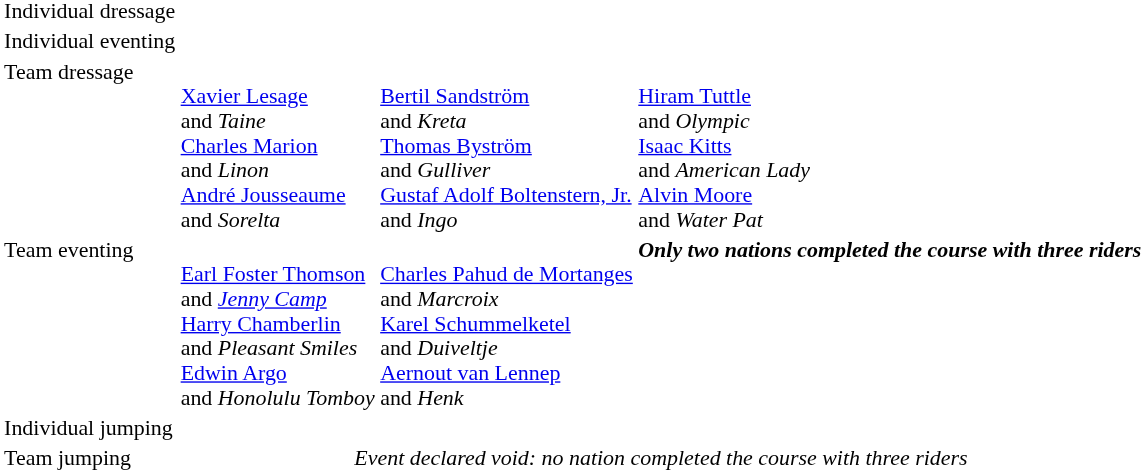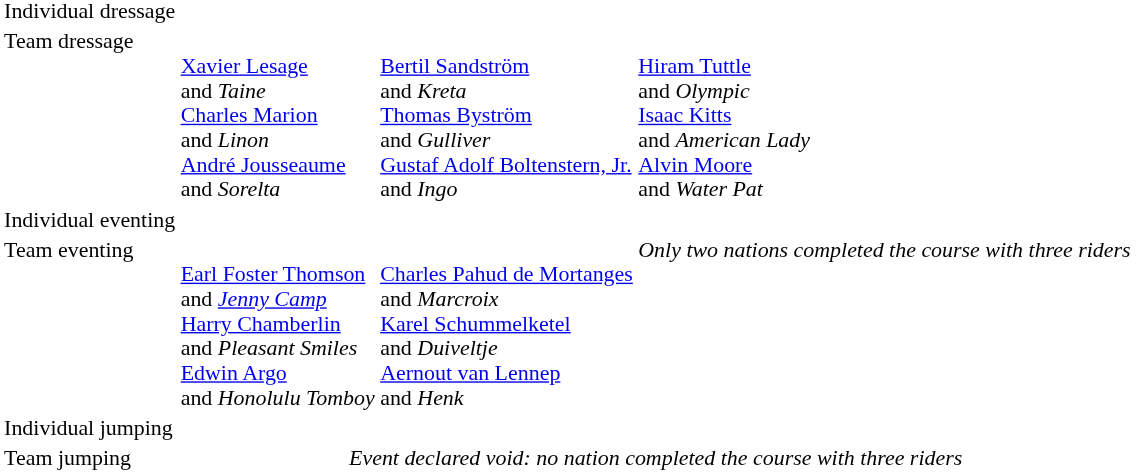rows swapped: (69, 71) <-> (90, 41)
(890, 249) bold -> (884, 249) normal
